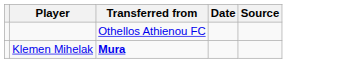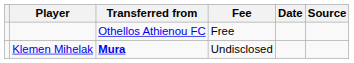+ column: (242, 13)
